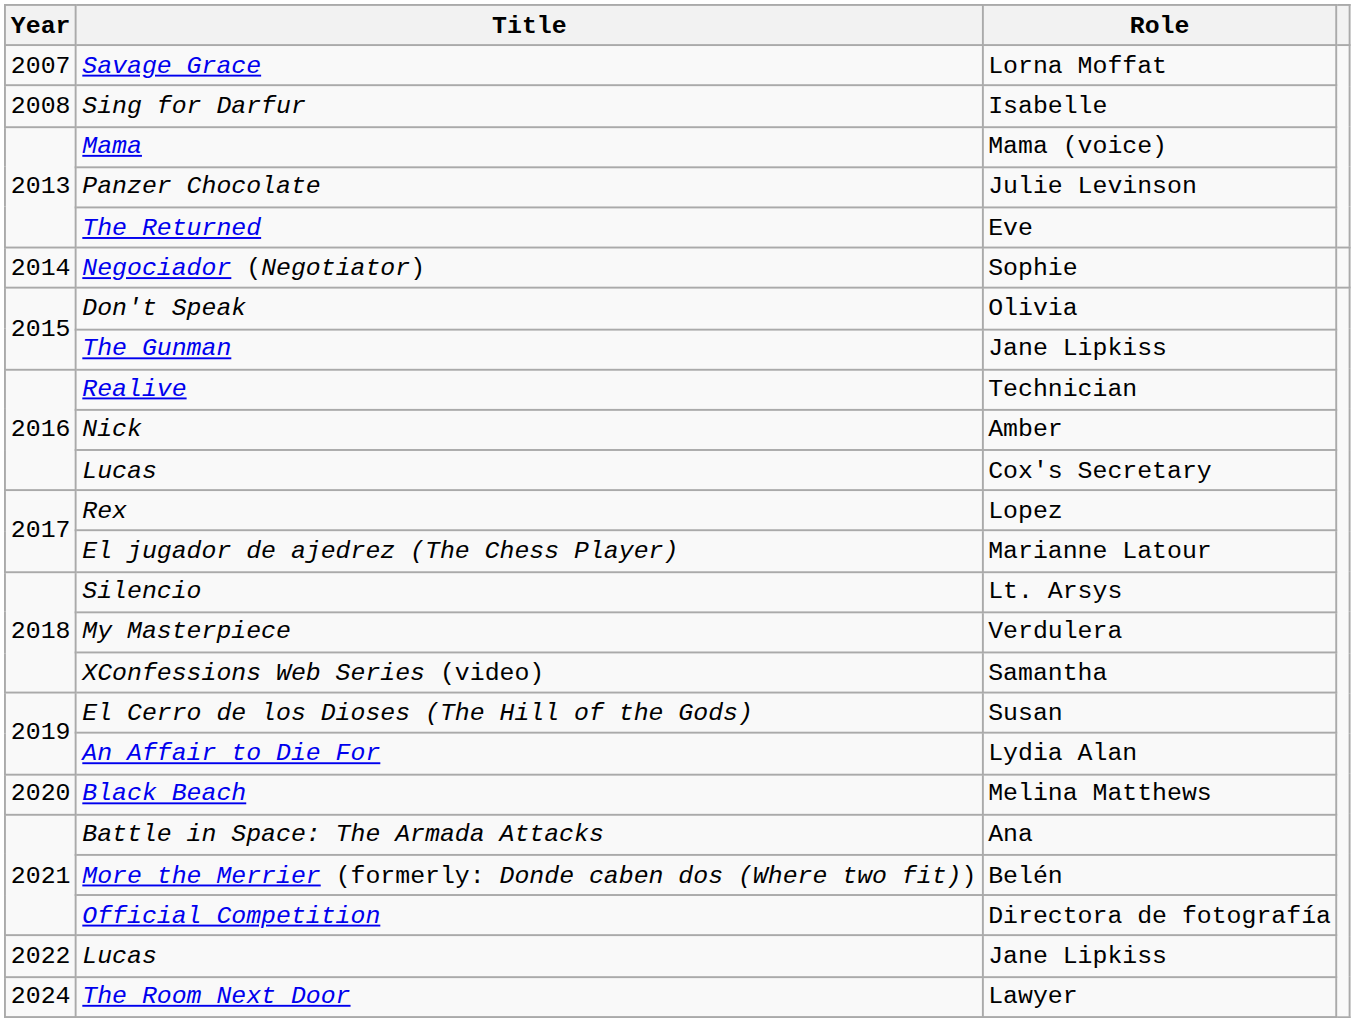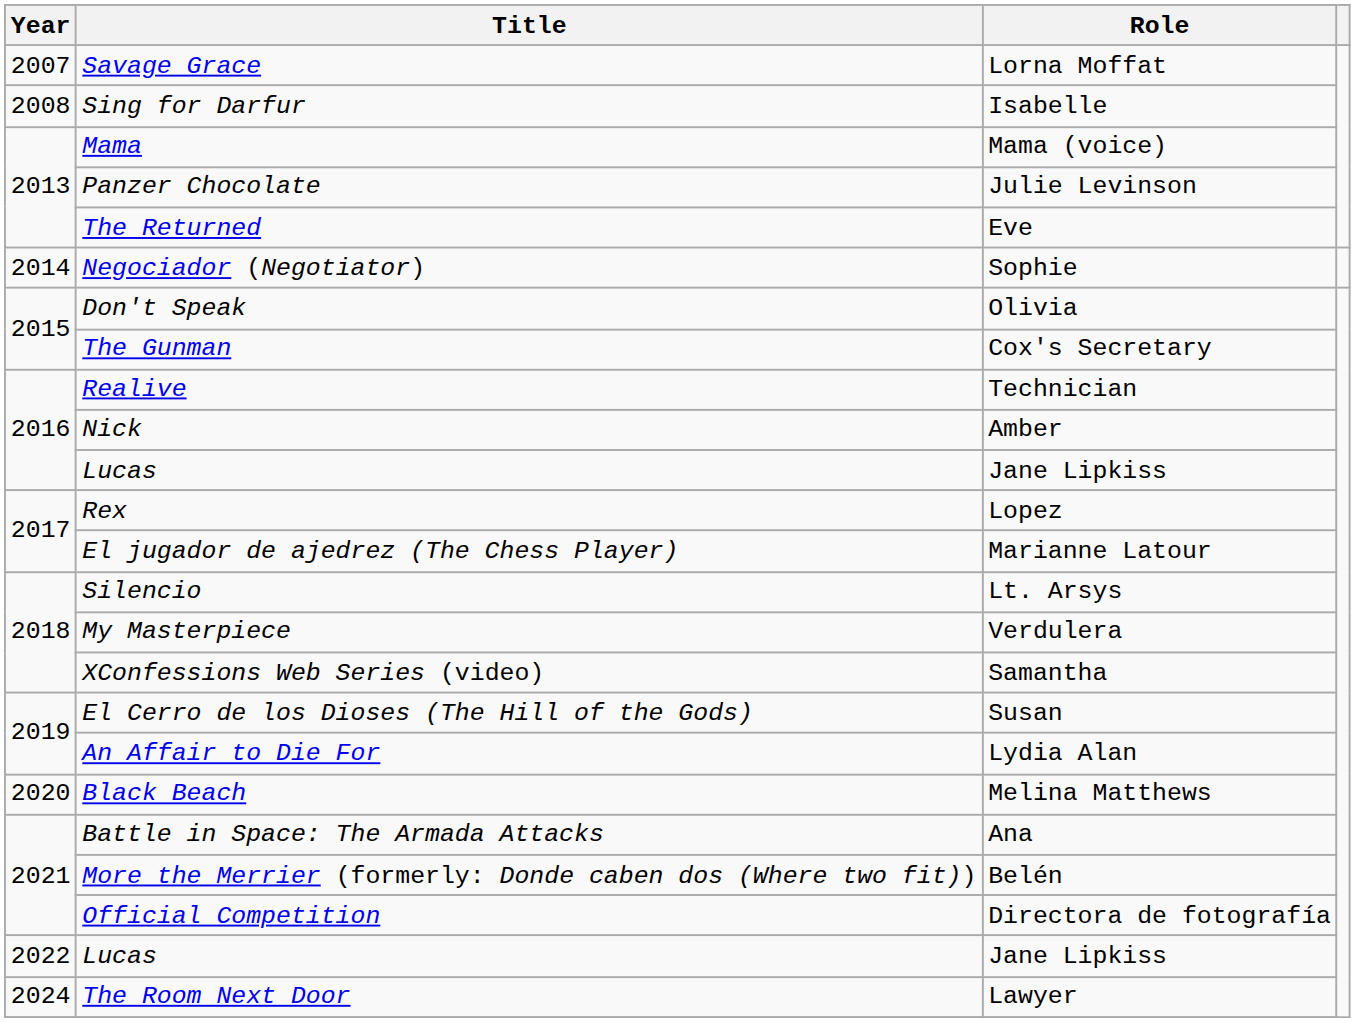(1078, 349) Jane Lipkiss -> (1100, 349) Cox's Secretary
(1100, 470) Cox's Secretary -> (1078, 470) Jane Lipkiss
